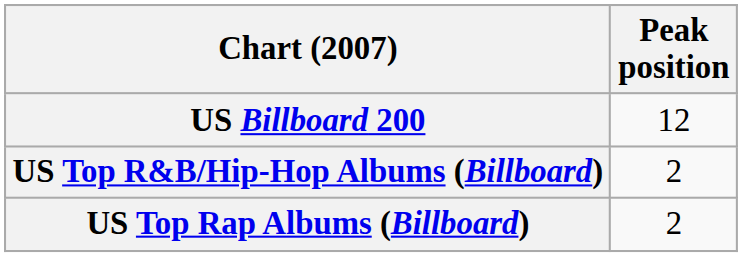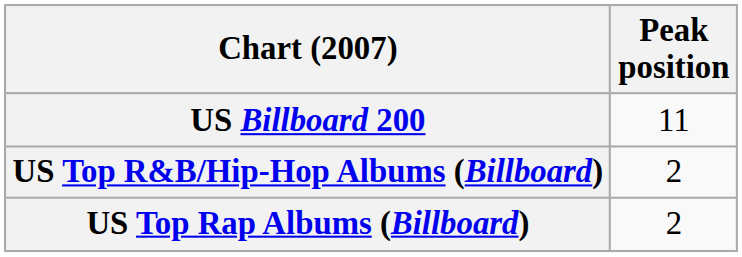(674, 119) 12 -> (674, 119) 11
